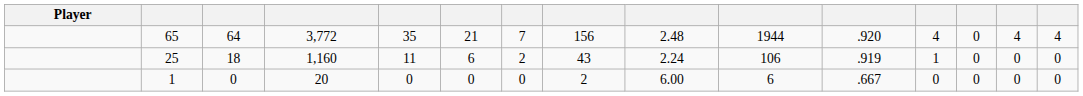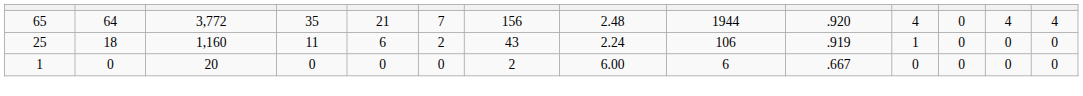- column: (73, 15)
